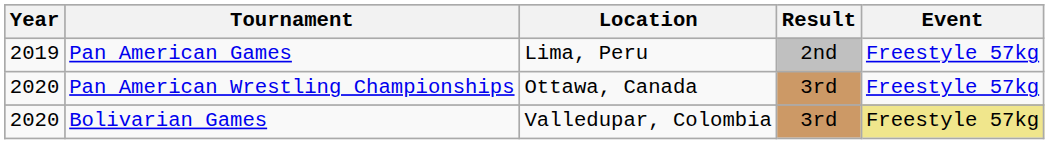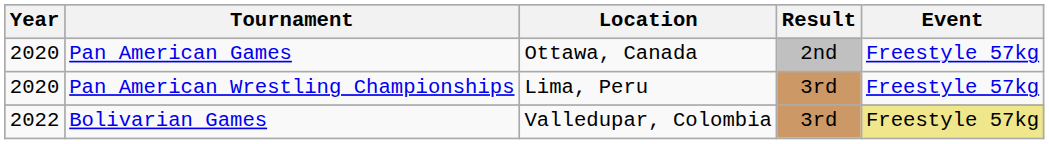(35, 55) 2019 -> (35, 55) 2020
(586, 55) Lima, Peru -> (611, 55) Ottawa, Canada
(611, 88) Ottawa, Canada -> (586, 88) Lima, Peru
(35, 122) 2020 -> (35, 122) 2022
